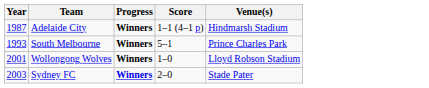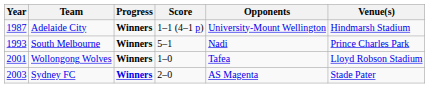+ column: (267, 12)
